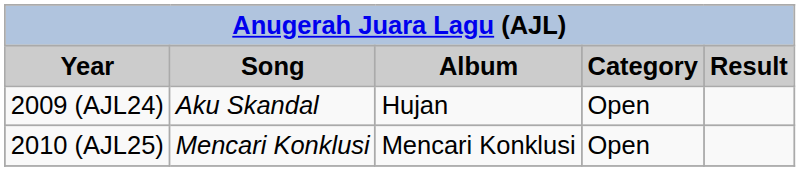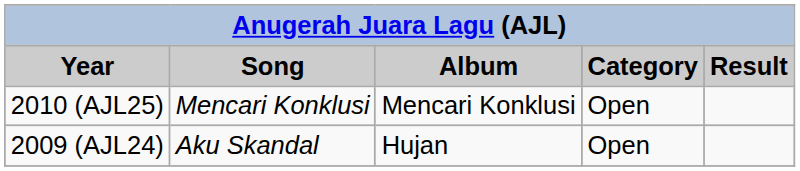rows swapped: (87, 106) <-> (87, 146)
